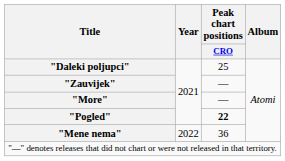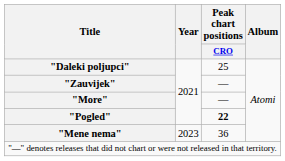(188, 133) 2022 -> (188, 133) 2023
